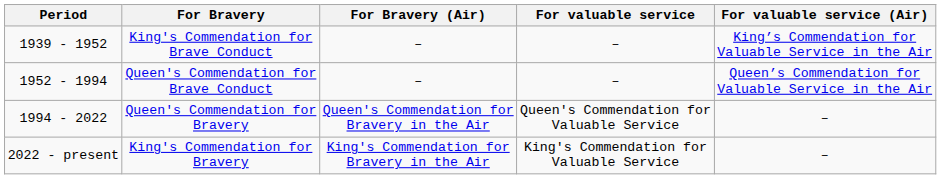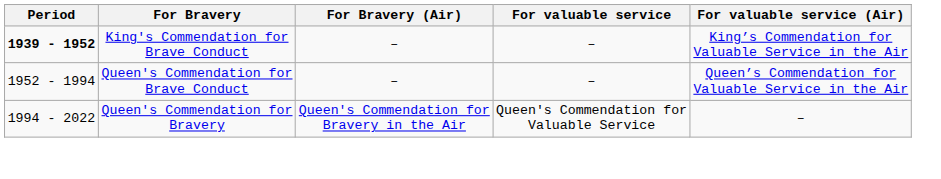(63, 45) normal -> (51, 45) bold
- row: (221, 155)
